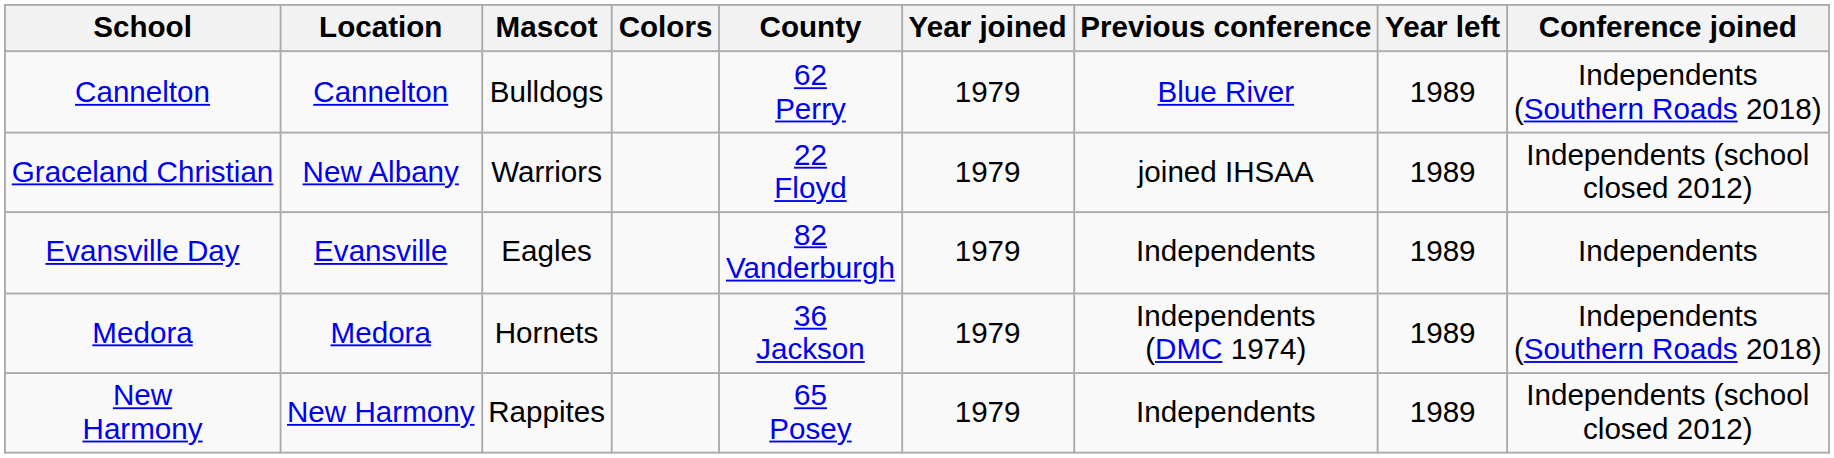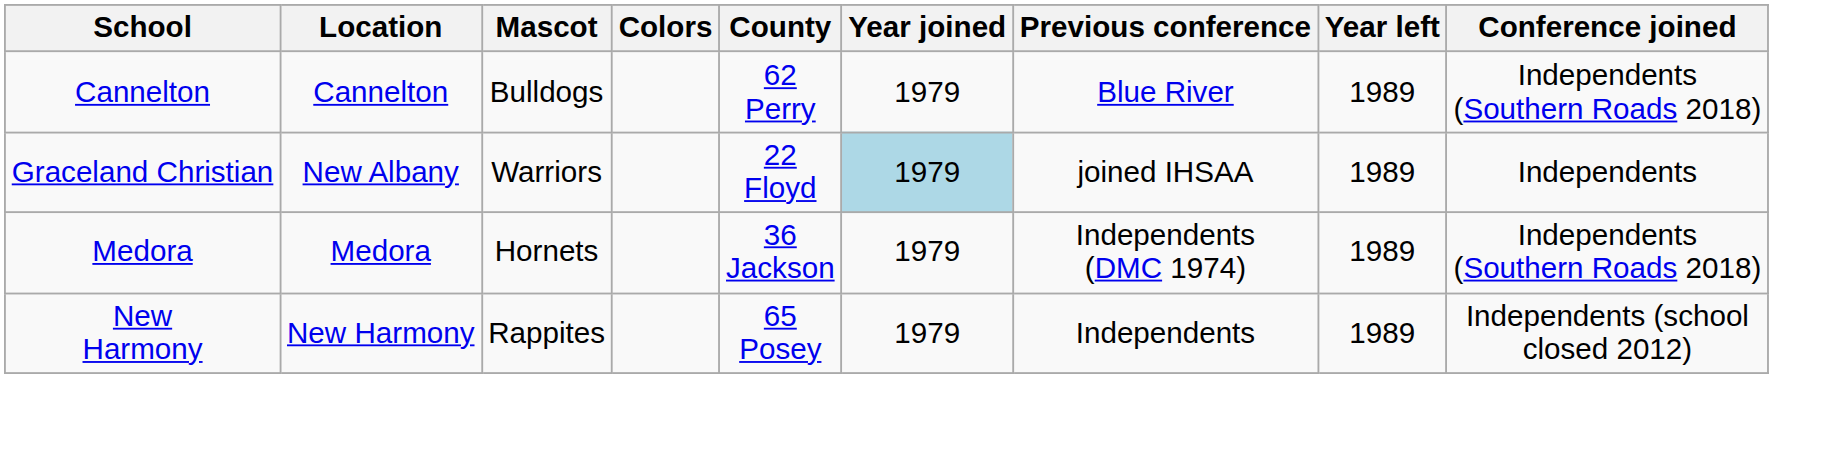(988, 171) no background -> (927, 171) lightblue background
(1668, 171) Independents (school closed 2012) -> (1607, 171) Independents
- row: (143, 252)
